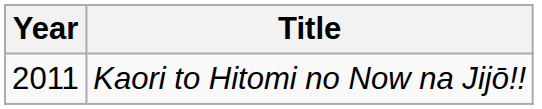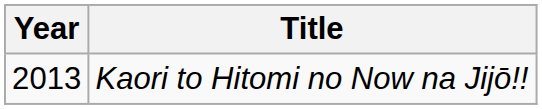(45, 78) 2011 -> (47, 78) 2013
